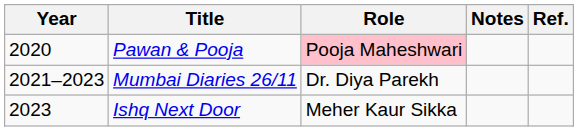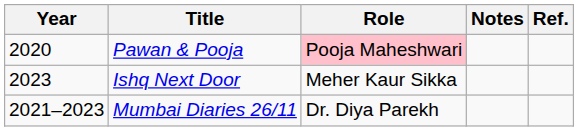rows swapped: (205, 79) <-> (177, 110)
